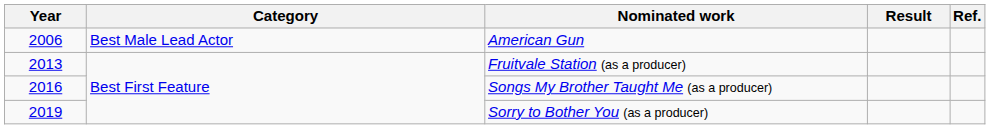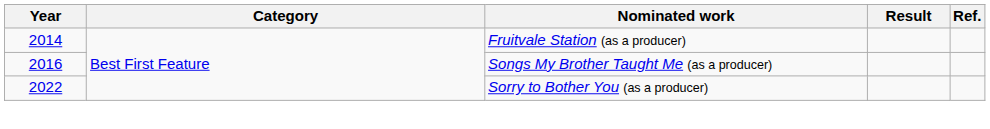- row: (536, 40)
(46, 64) 2013 -> (46, 40) 2014
(46, 111) 2019 -> (46, 87) 2022
